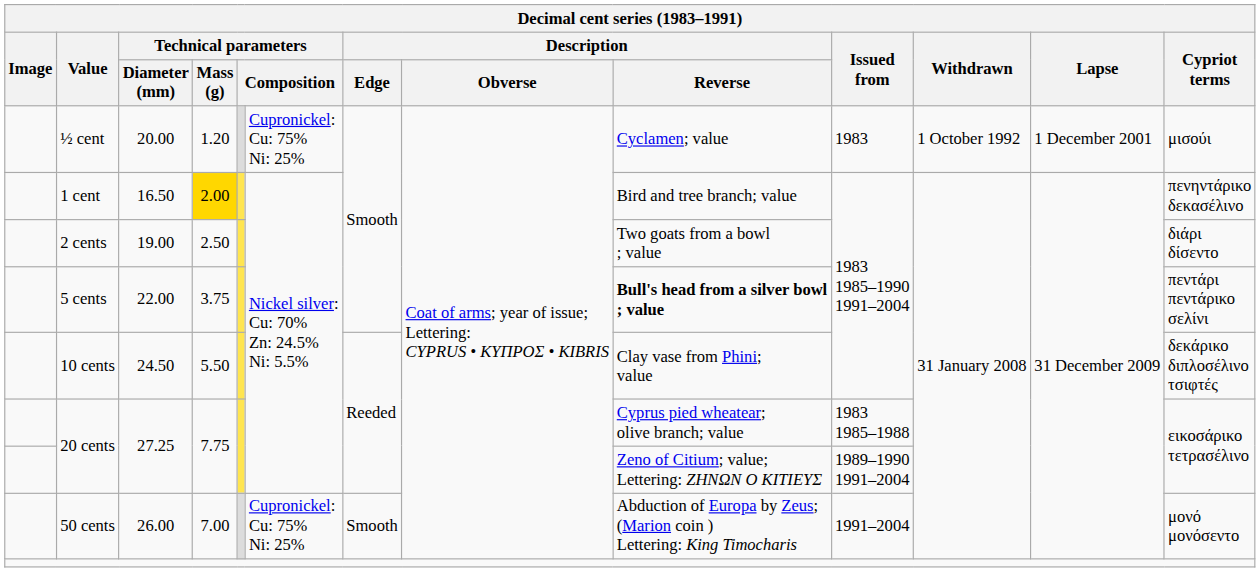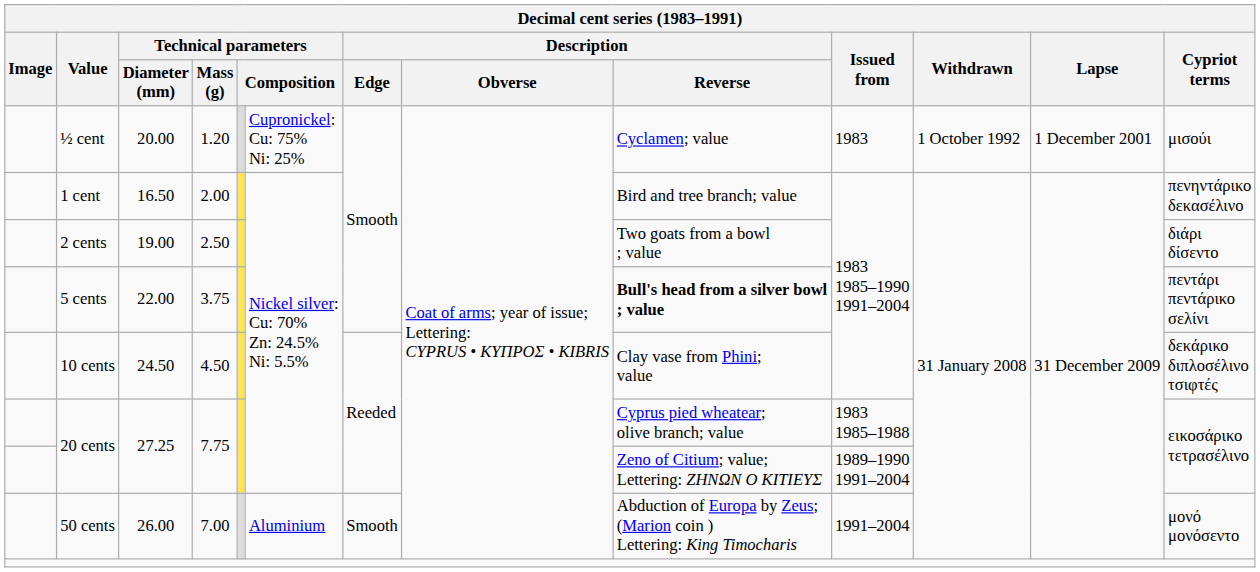(215, 195) gold background -> (215, 195) no background
(215, 365) 5.50 -> (215, 365) 4.50
(292, 525) Cupronickel: Cu: 75% Ni: 25% -> (287, 525) Aluminium
